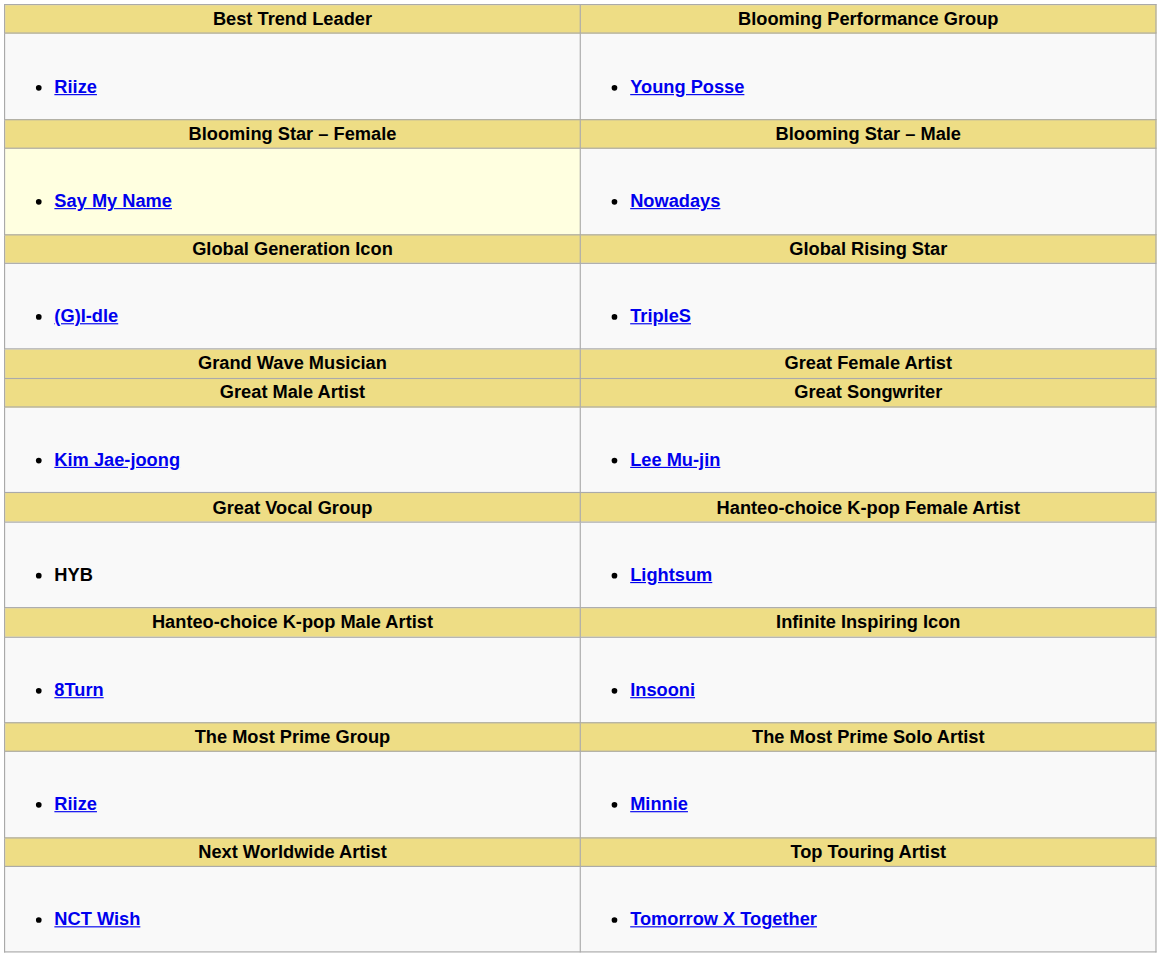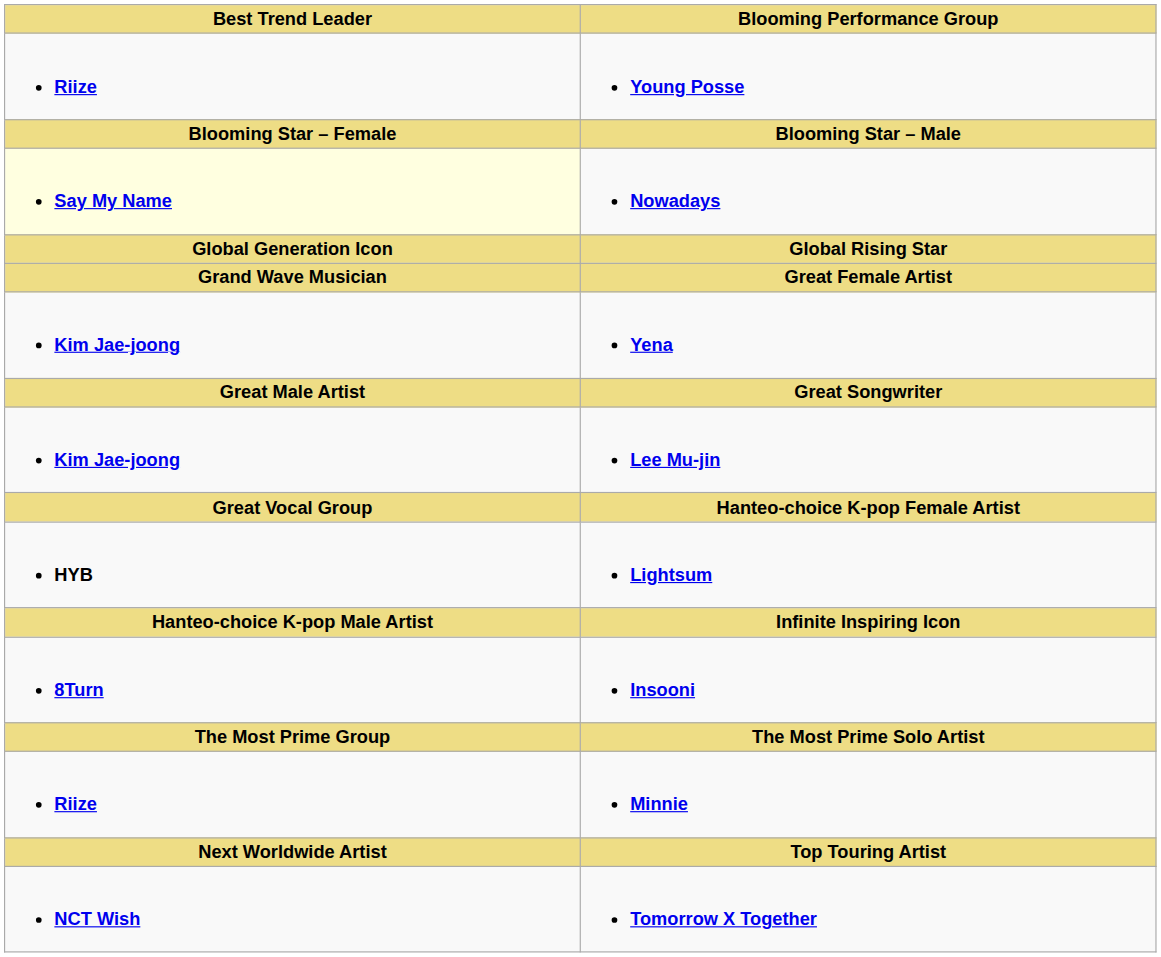- row: (868, 316)
+ row: (868, 345)
